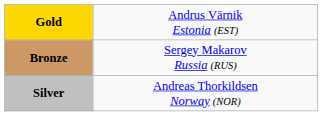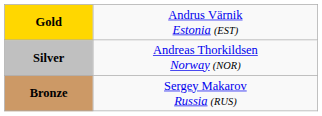rows swapped: (49, 92) <-> (49, 57)
